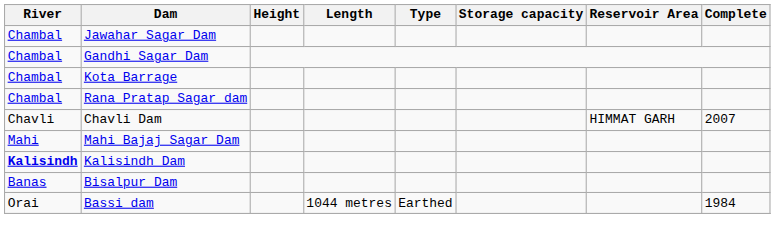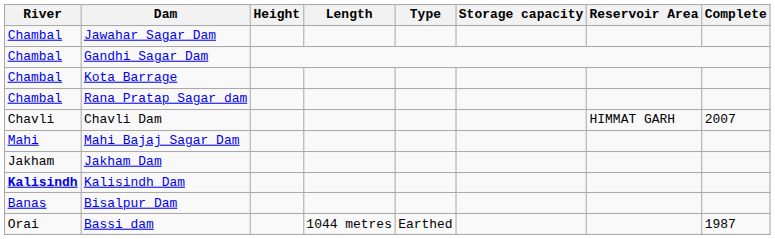+ row: (123, 162)
(720, 204) 1984 -> (720, 225) 1987
